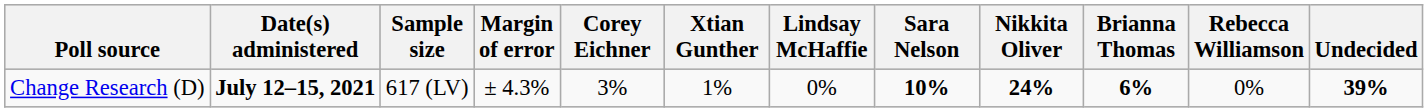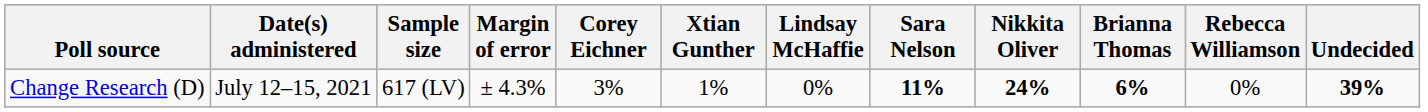(295, 87) bold -> (293, 87) normal
(927, 87) 10% -> (923, 87) 11%
